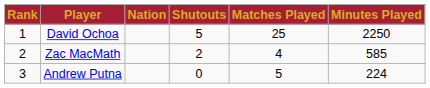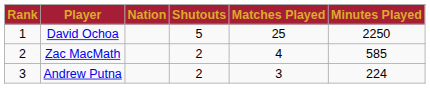(199, 74) 0 -> (199, 74) 2
(279, 74) 5 -> (279, 74) 3
